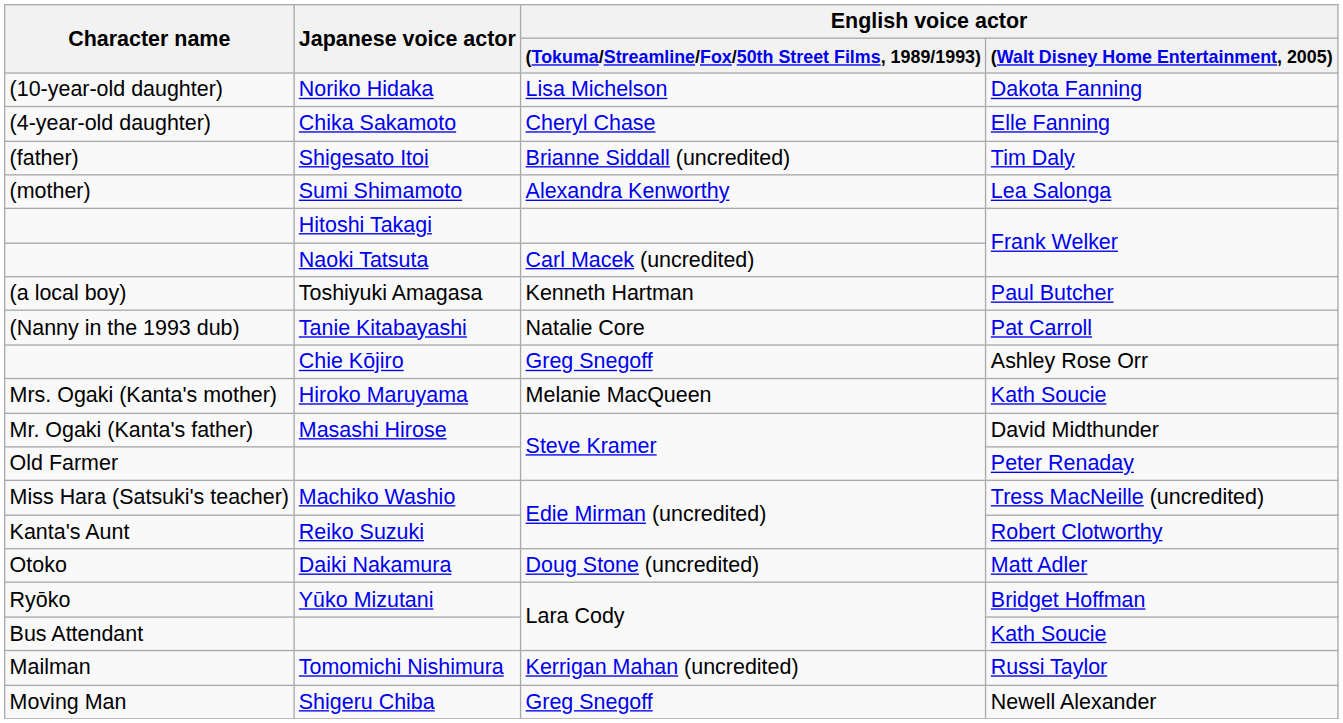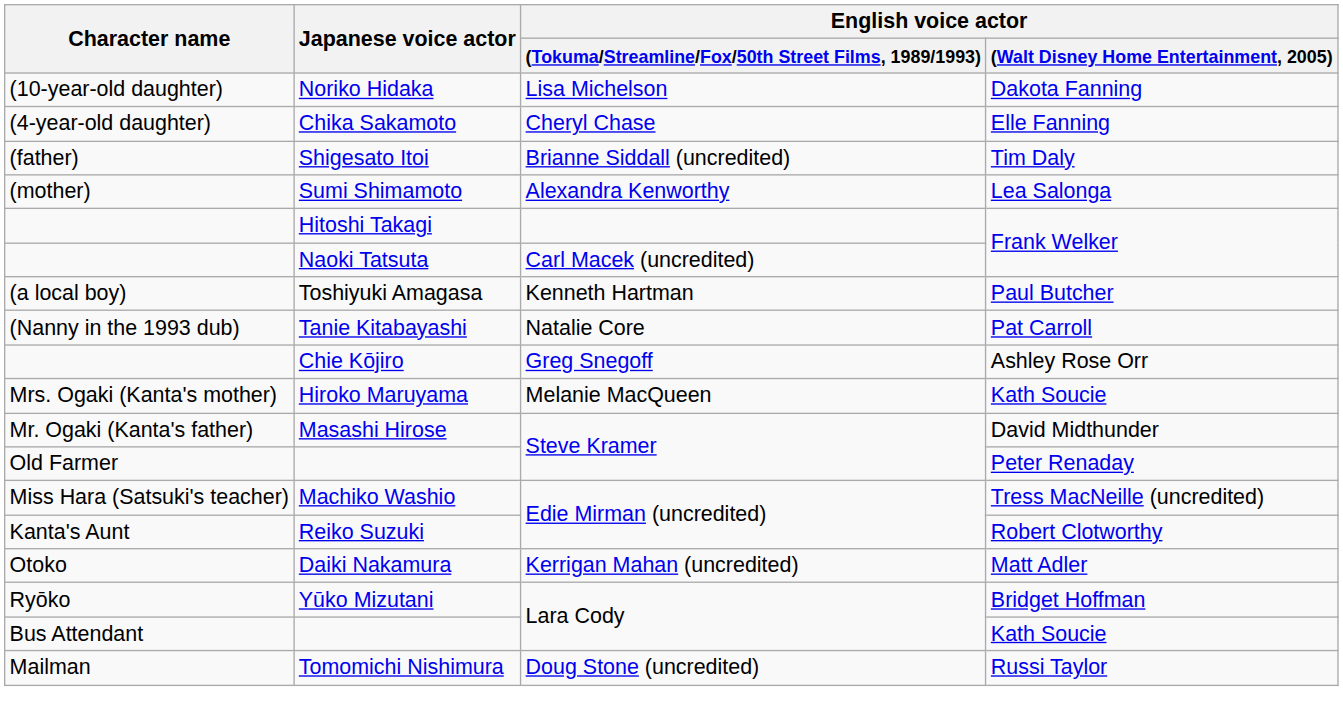(642, 565) Doug Stone (uncredited) -> (662, 565) Kerrigan Mahan (uncredited)
(662, 667) Kerrigan Mahan (uncredited) -> (642, 667) Doug Stone (uncredited)
- row: (68, 701)
